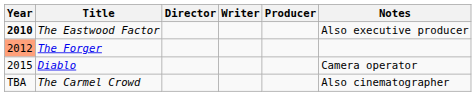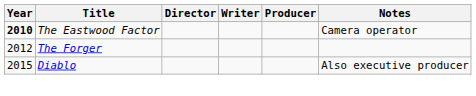(395, 30) Also executive producer -> (369, 30) Camera operator
(20, 48) lightsalmon background -> (20, 48) no background
(369, 65) Camera operator -> (395, 65) Also executive producer
- row: (89, 83)
